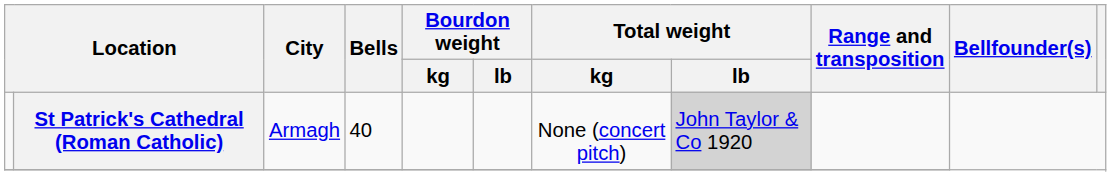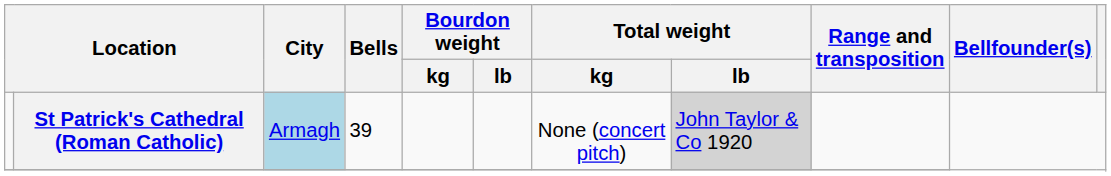(304, 130) no background -> (304, 130) lightblue background
(361, 130) 40 -> (361, 130) 39
